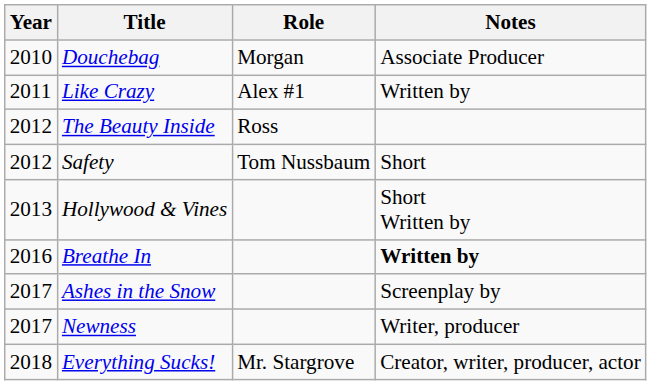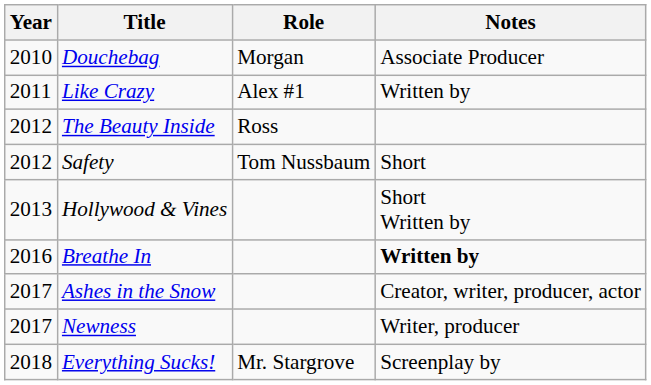(440, 291) Screenplay by -> (510, 291) Creator, writer, producer, actor
(510, 361) Creator, writer, producer, actor -> (440, 361) Screenplay by
